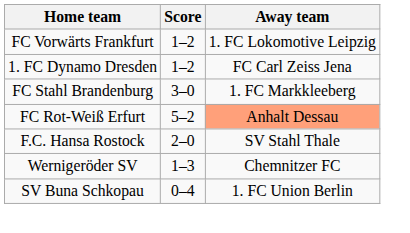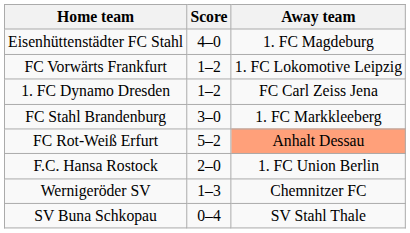+ row: (96, 41)
(292, 141) SV Stahl Thale -> (318, 166) 1. FC Union Berlin
(292, 191) 1. FC Union Berlin -> (318, 215) SV Stahl Thale
